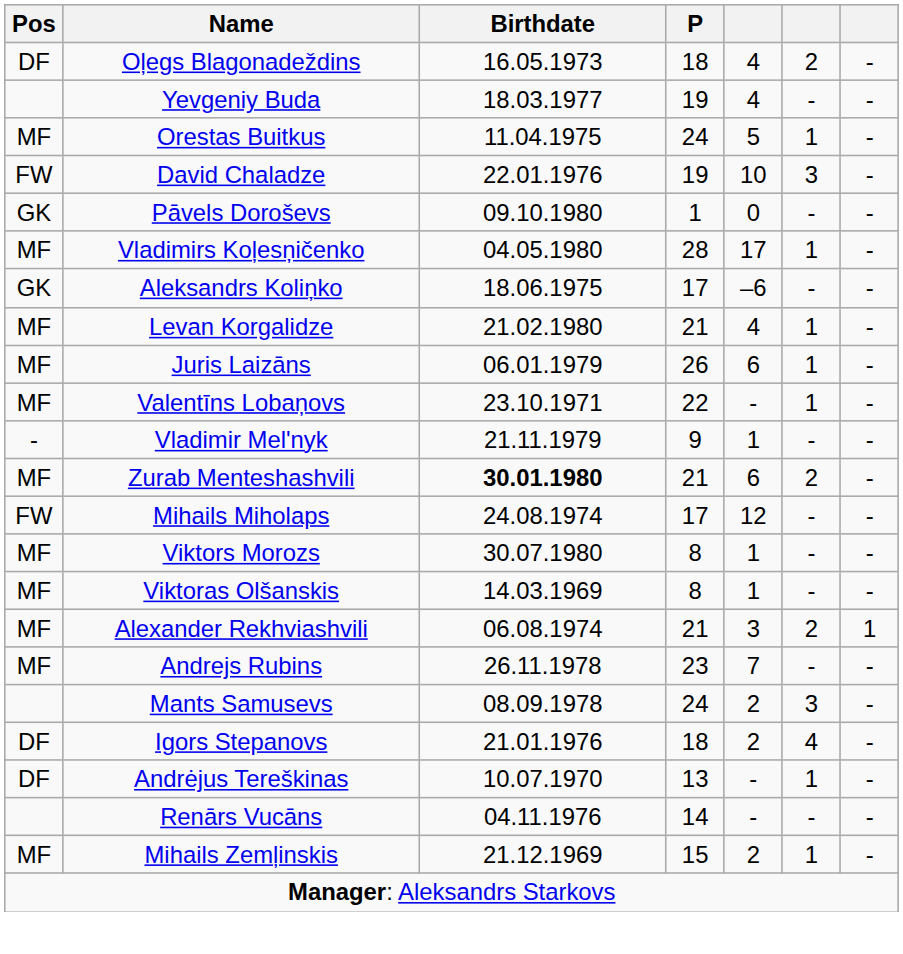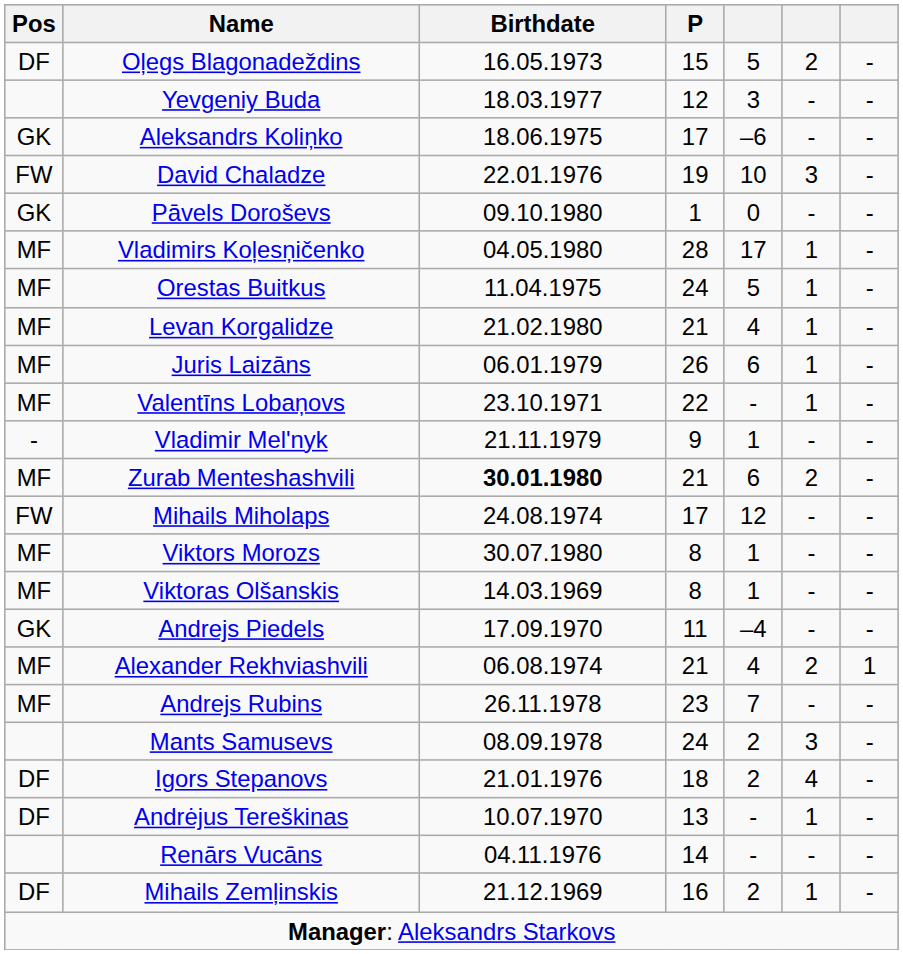(695, 62) 18 -> (695, 62) 15
(753, 62) 4 -> (753, 62) 5
(695, 99) 19 -> (695, 99) 12
(753, 99) 4 -> (753, 99) 3
rows swapped: (241, 137) <-> (241, 288)
+ row: (241, 628)
(753, 628) 3 -> (753, 666) 4
(34, 855) MF -> (34, 893) DF
(695, 855) 15 -> (695, 893) 16
